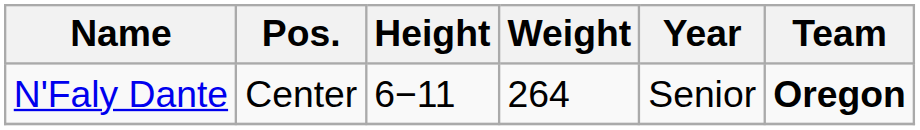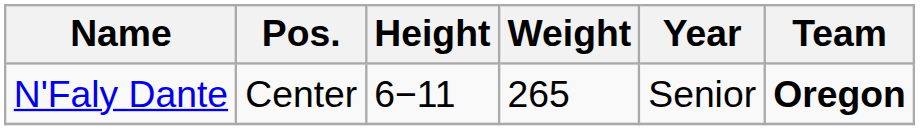(539, 93) 264 -> (539, 93) 265
